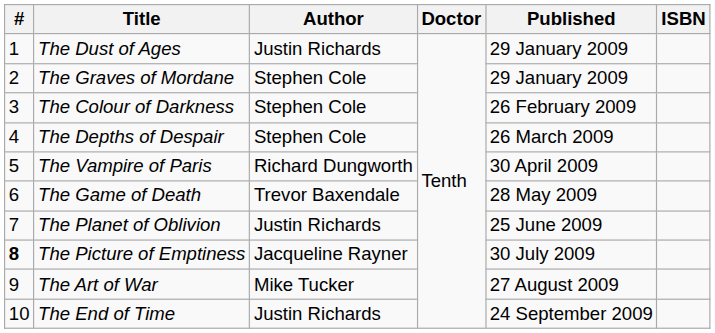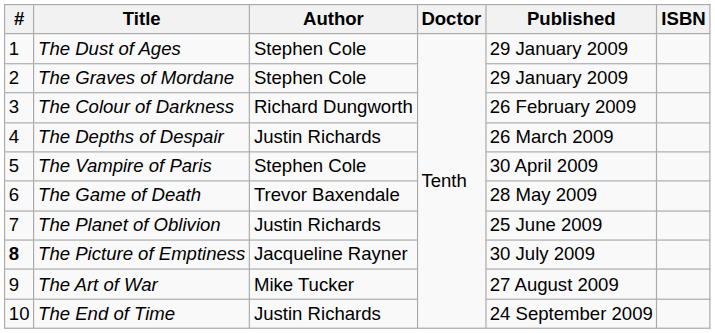(317, 48) Justin Richards -> (310, 48) Stephen Cole
(310, 107) Stephen Cole -> (333, 107) Richard Dungworth
(310, 136) Stephen Cole -> (317, 136) Justin Richards
(333, 166) Richard Dungworth -> (310, 166) Stephen Cole
